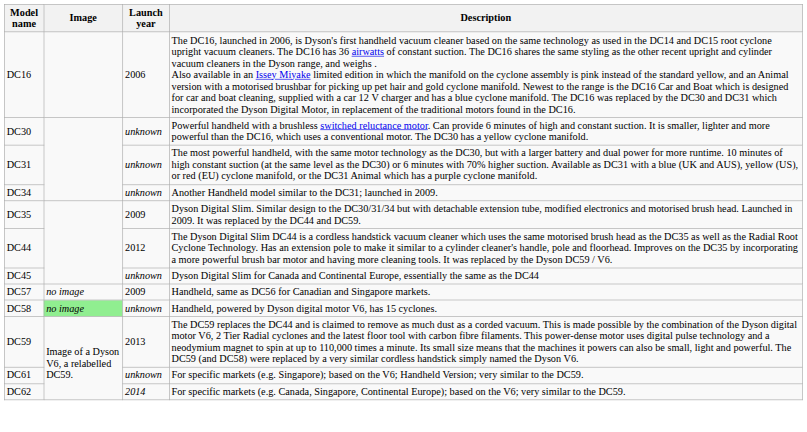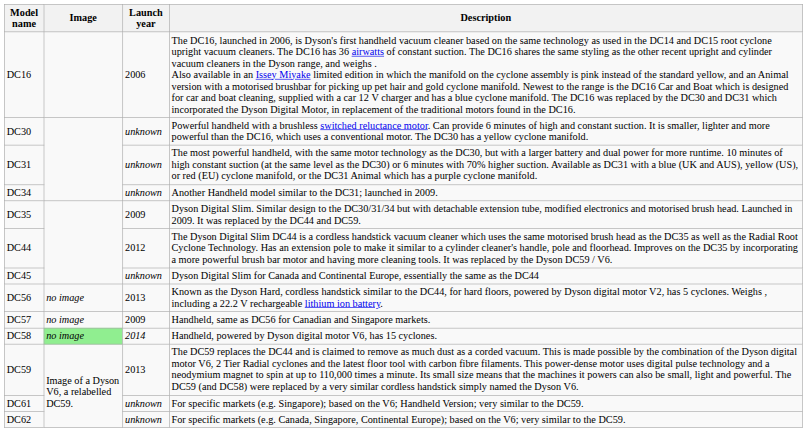+ row: (19, 298)
(143, 308) unknown -> (135, 336) 2014
(135, 391) 2014 -> (143, 419) unknown
